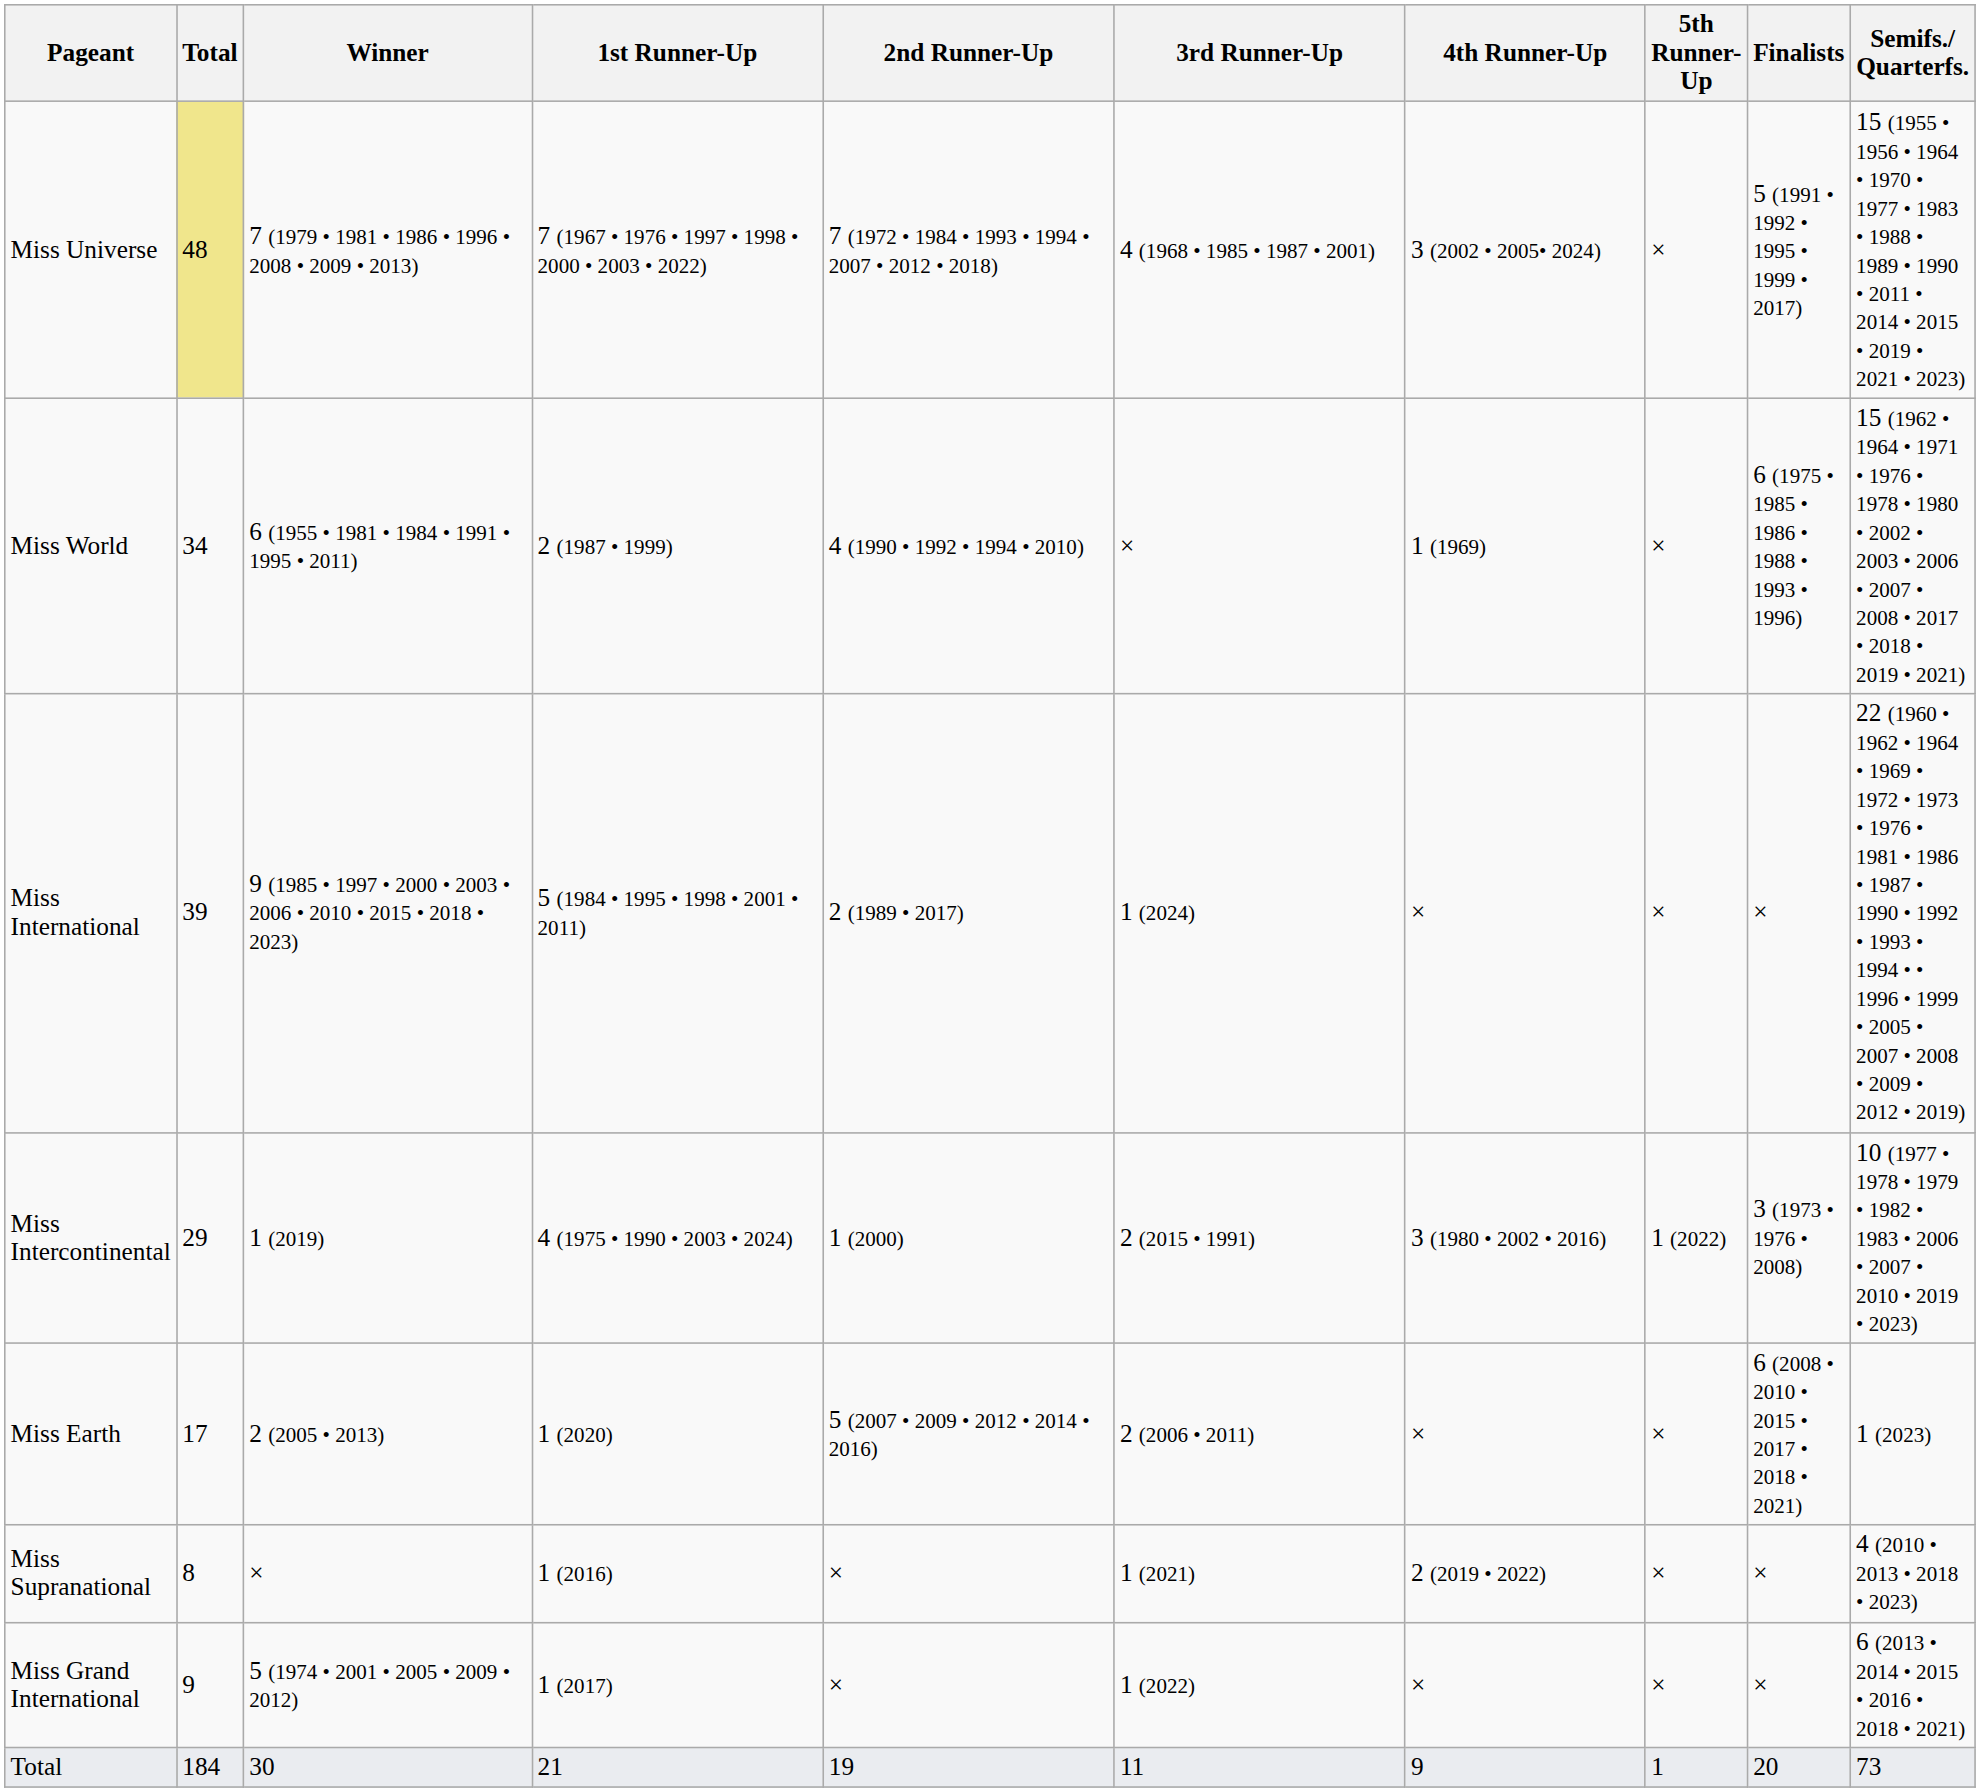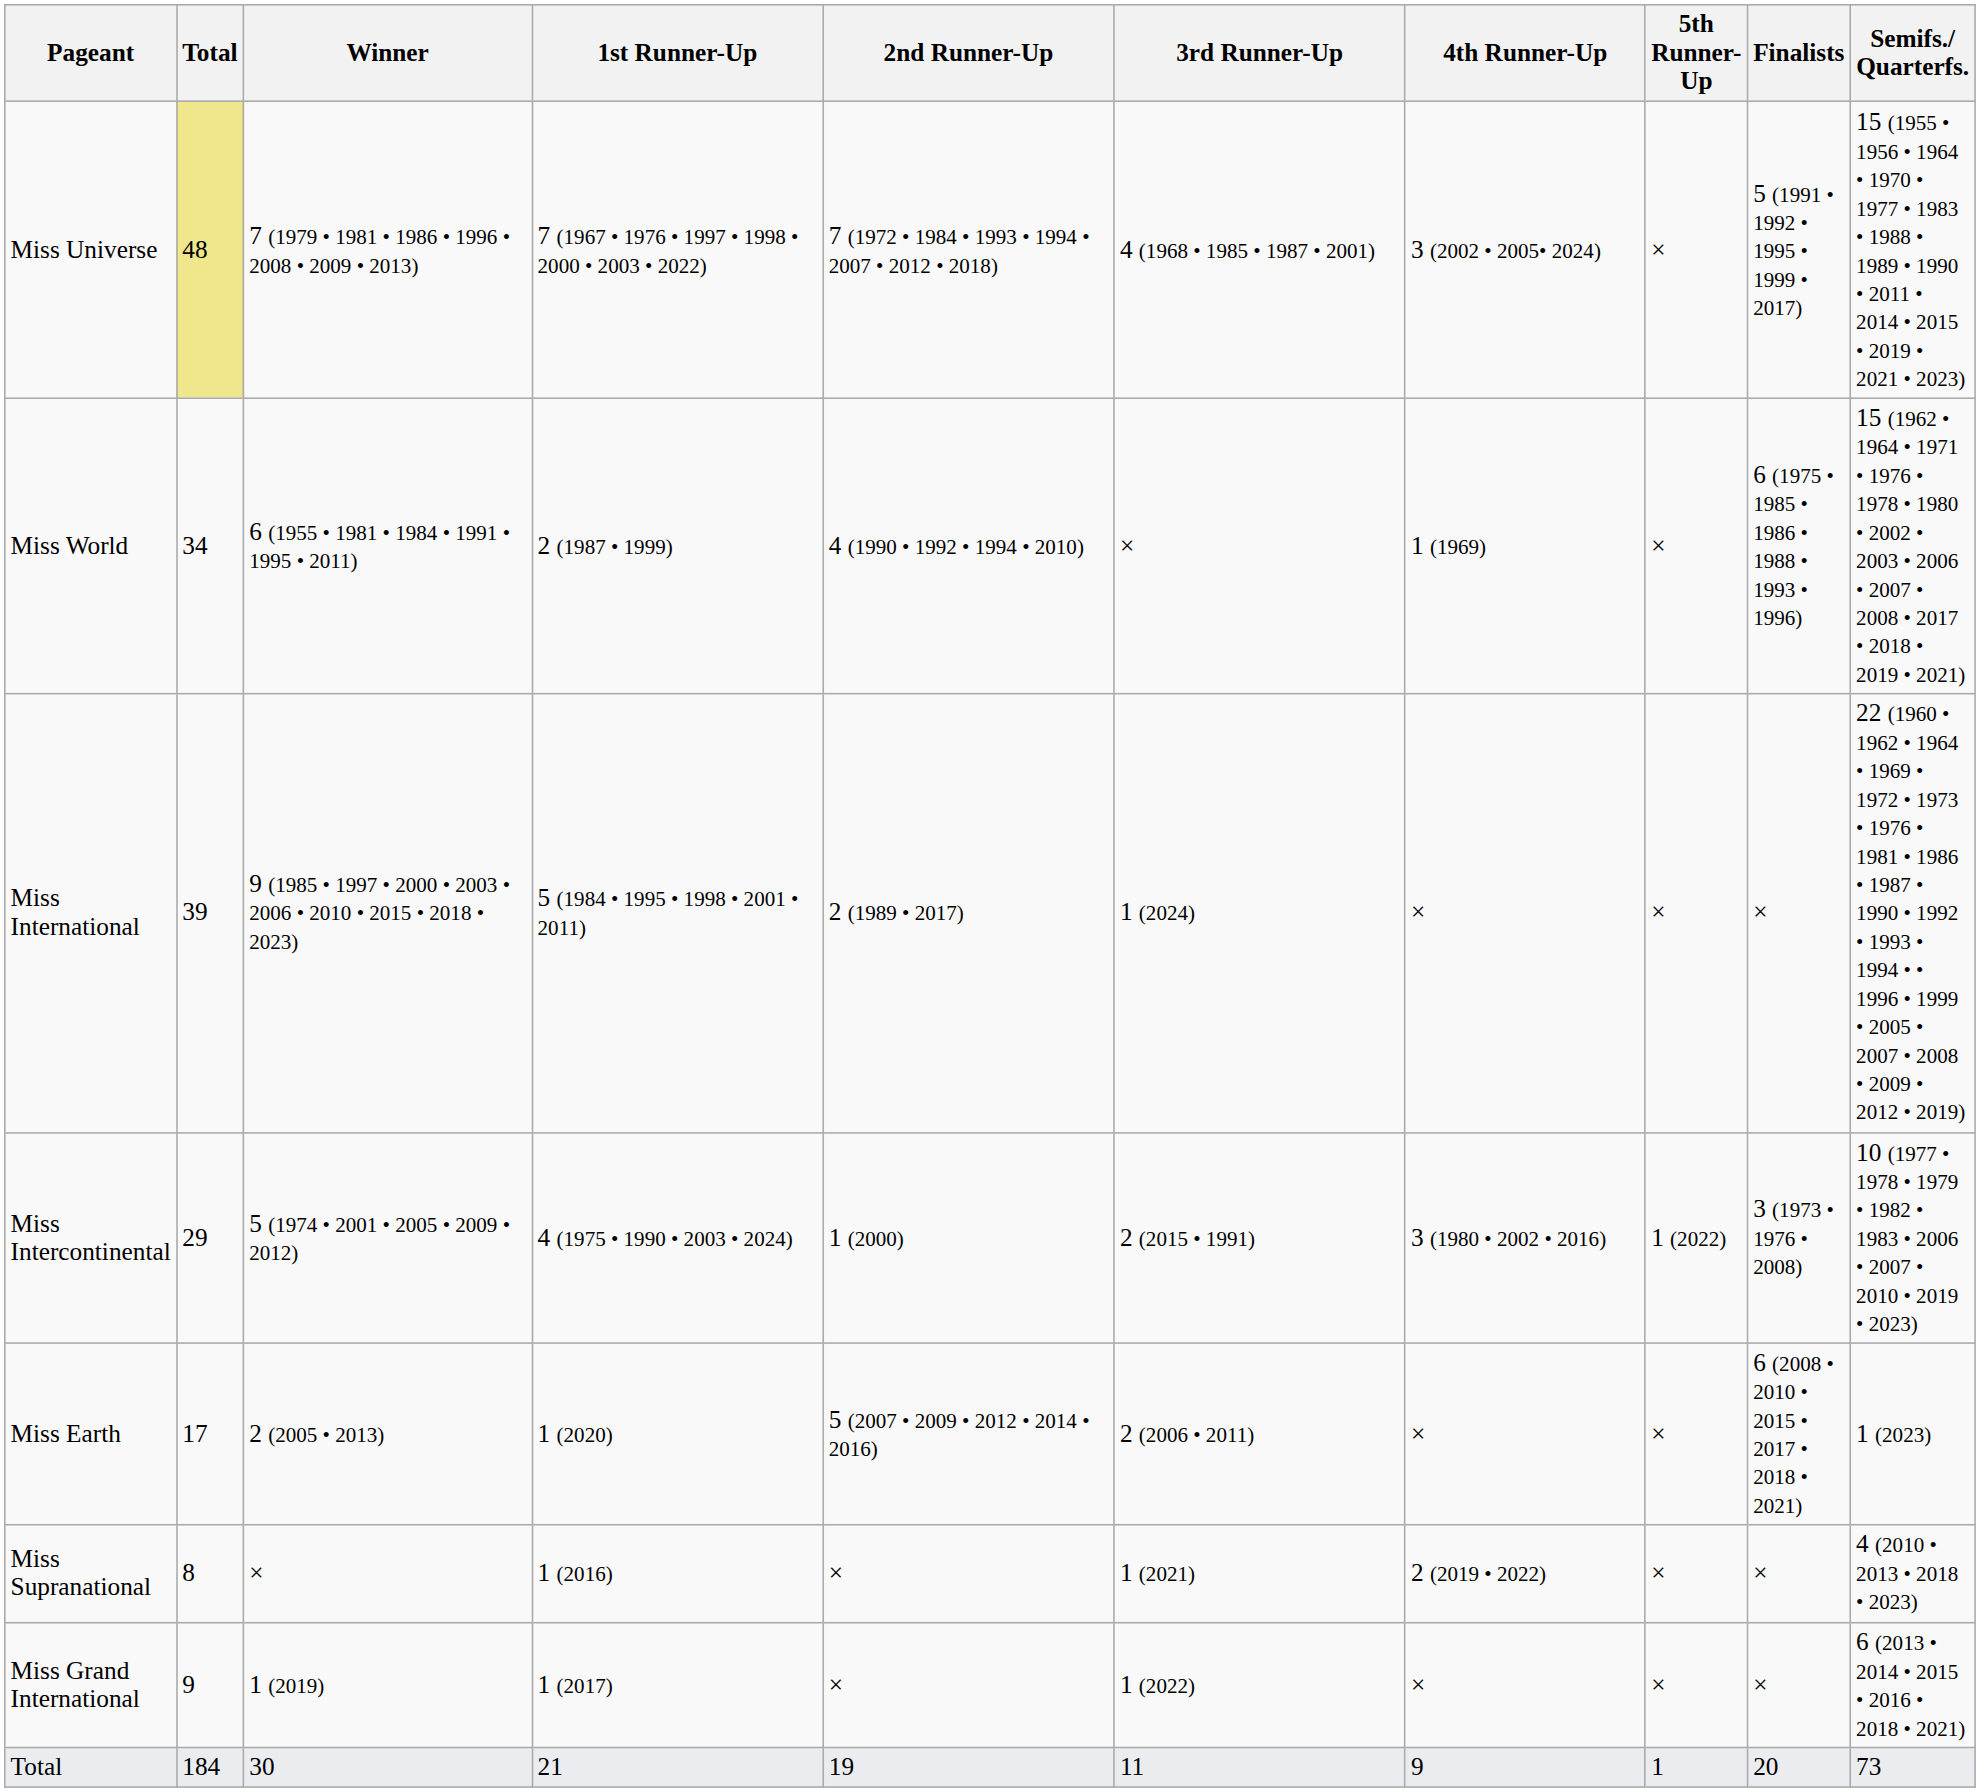(287, 1237) 1 (2019) -> (380, 1237) 5 (1974 • 2001 • 2005 • 2009 • 2012)
(380, 1684) 5 (1974 • 2001 • 2005 • 2009 • 2012) -> (287, 1684) 1 (2019)
